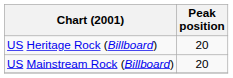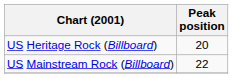(202, 63) 20 -> (202, 63) 22
